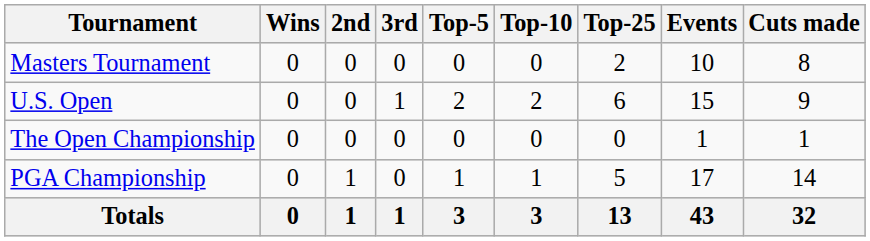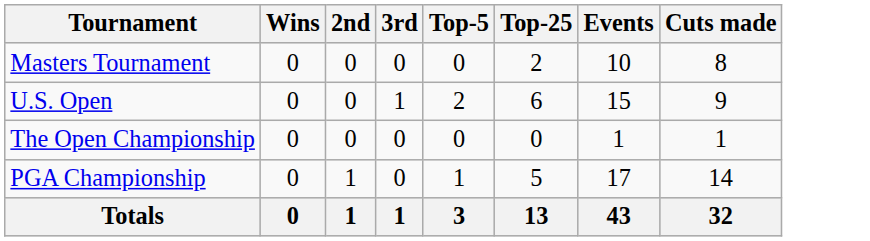- column: (536, 23)
